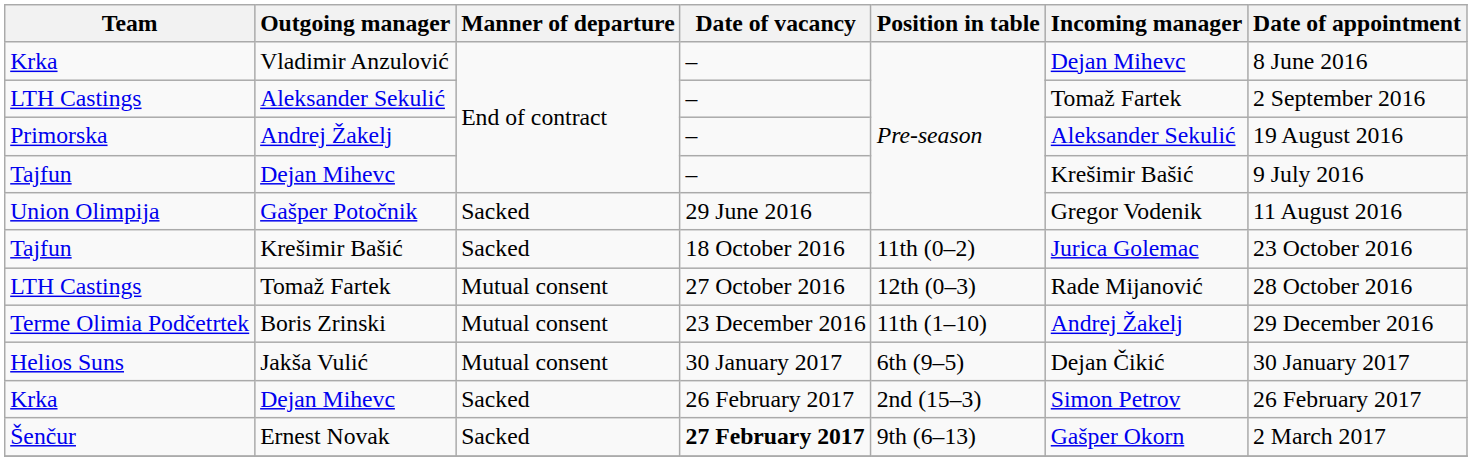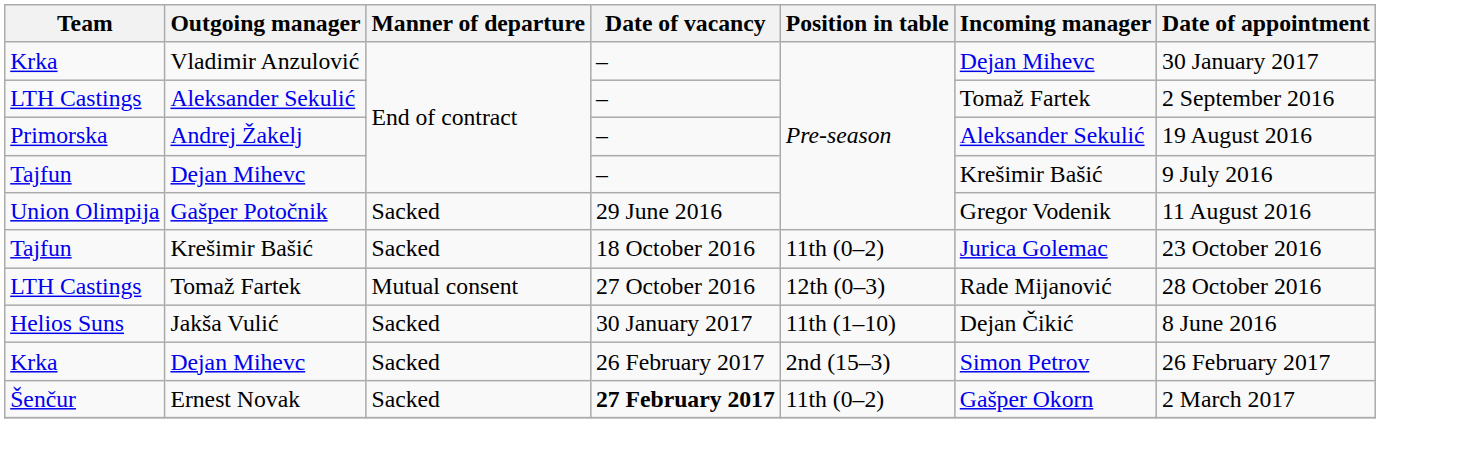(1310, 60) 8 June 2016 -> (1240, 60) 30 January 2017
- row: (130, 323)
(534, 361) Mutual consent -> (406, 323) Sacked
(920, 361) 6th (9–5) -> (841, 323) 11th (1–10)
(1331, 361) 30 January 2017 -> (1219, 323) 8 June 2016
(926, 436) 9th (6–13) -> (835, 398) 11th (0–2)
